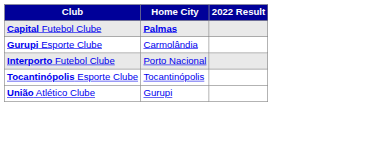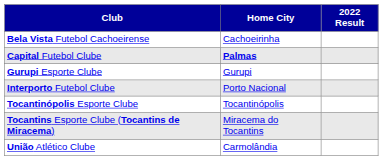+ row: (78, 39)
(171, 45) Carmolândia -> (237, 72) Gurupi
+ row: (93, 126)
(158, 93) Gurupi -> (250, 147) Carmolândia
